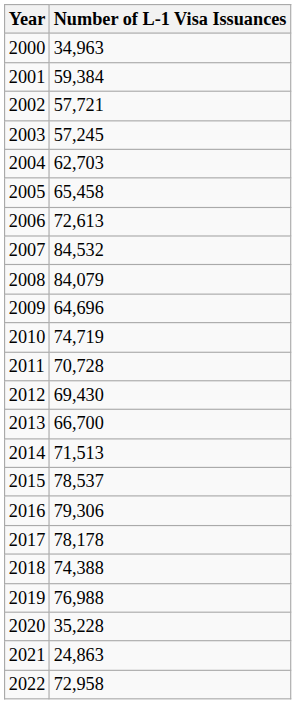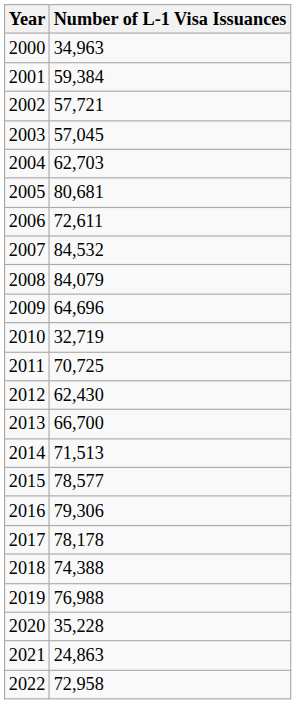(79, 134) 57,245 -> (79, 134) 57,045
(79, 192) 65,458 -> (79, 192) 80,681
(79, 221) 72,613 -> (78, 221) 72,611
(79, 337) 74,719 -> (79, 337) 32,719
(79, 366) 70,728 -> (79, 366) 70,725
(79, 395) 69,430 -> (79, 395) 62,430
(79, 481) 78,537 -> (79, 481) 78,577
